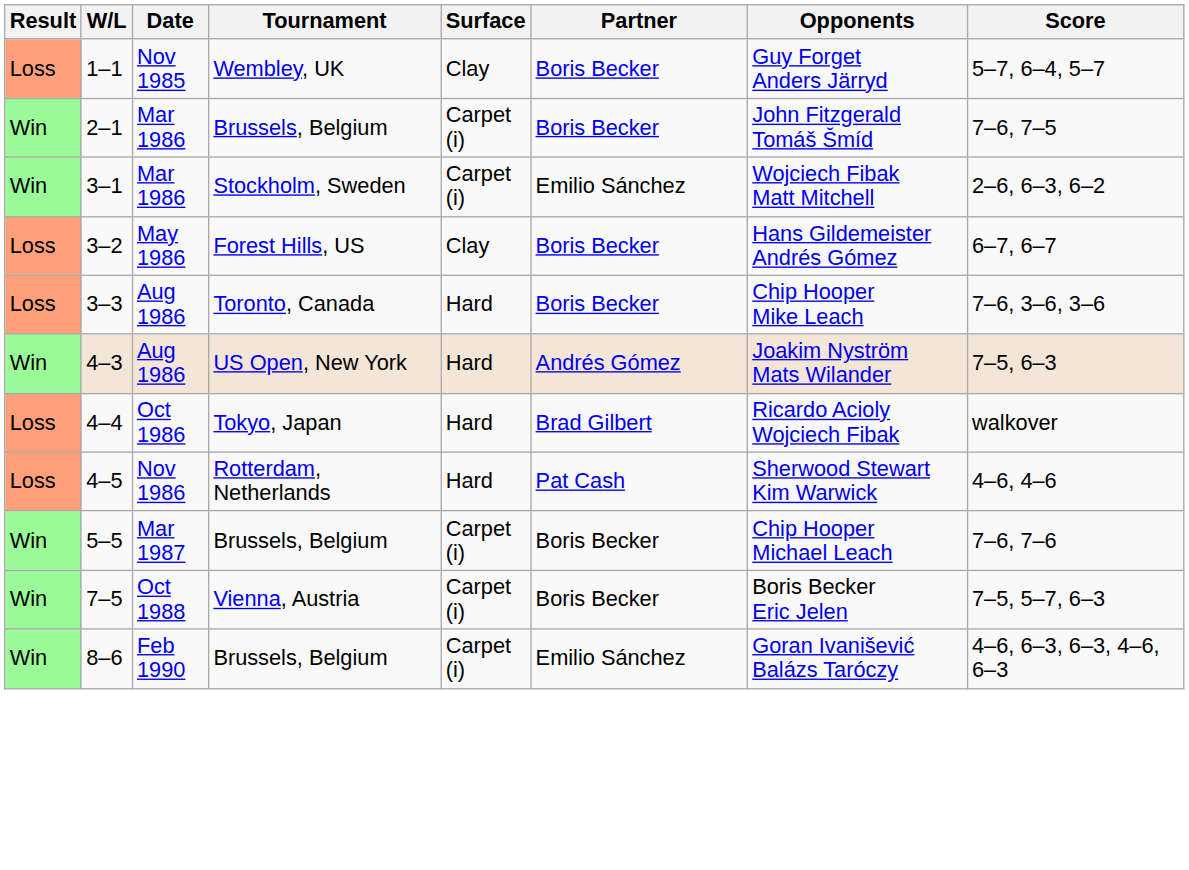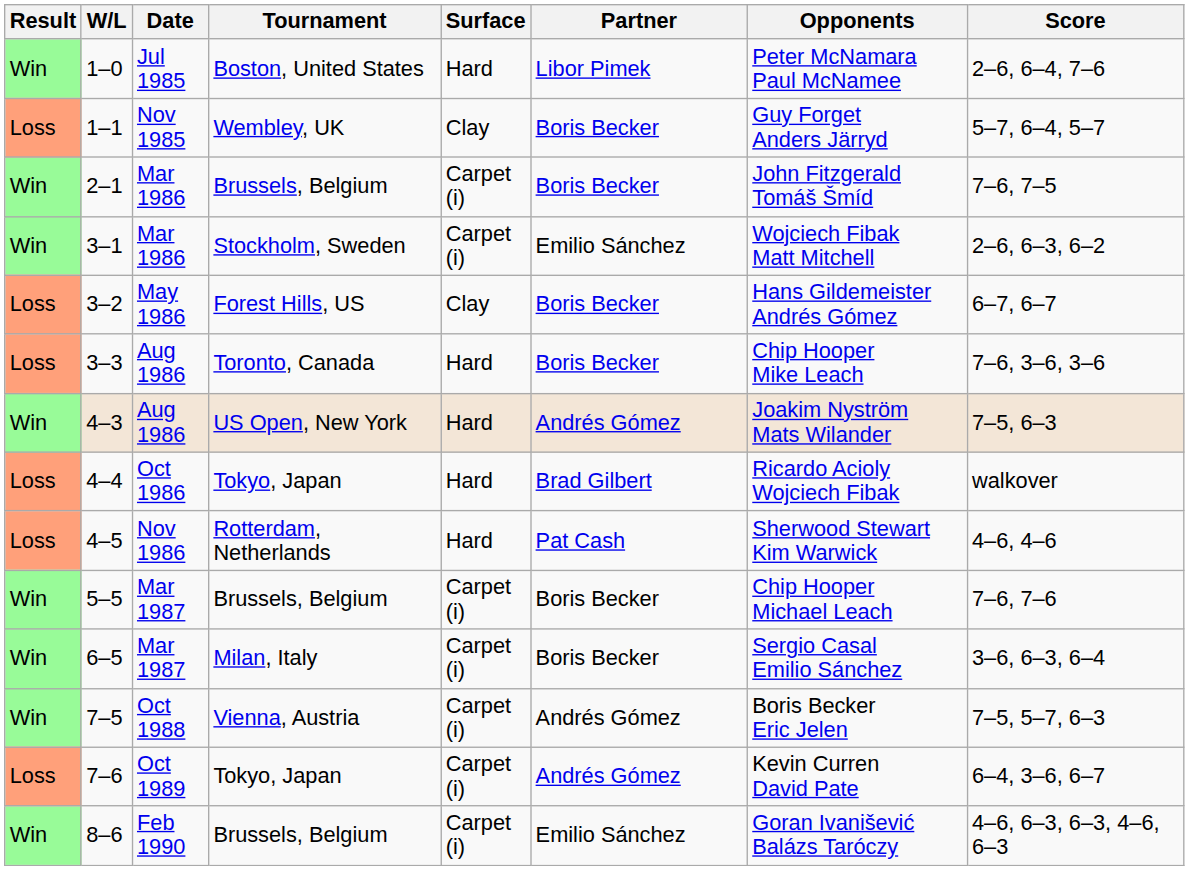+ row: (104, 68)
+ row: (104, 658)
(597, 599) Boris Becker -> (608, 717) Andrés Gómez
+ row: (104, 776)
